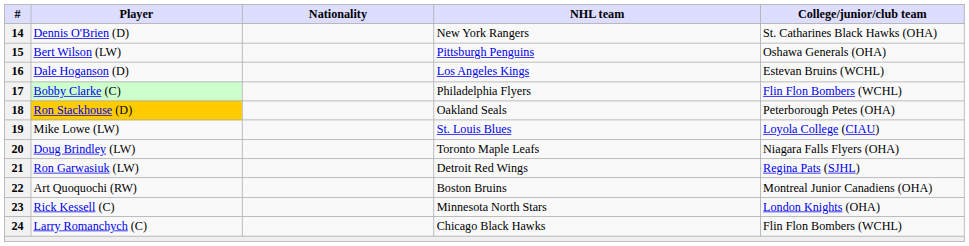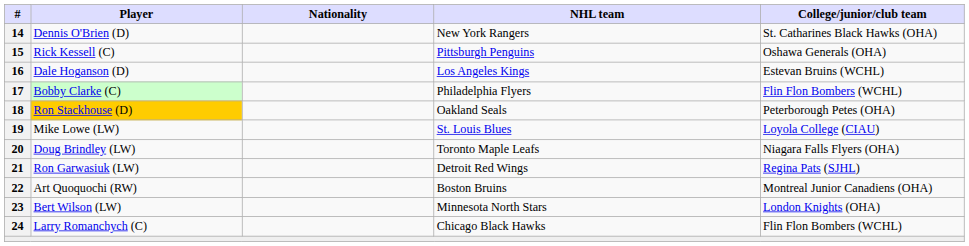(77, 52) Bert Wilson (LW) -> (74, 52) Rick Kessell (C)
(74, 206) Rick Kessell (C) -> (77, 206) Bert Wilson (LW)
